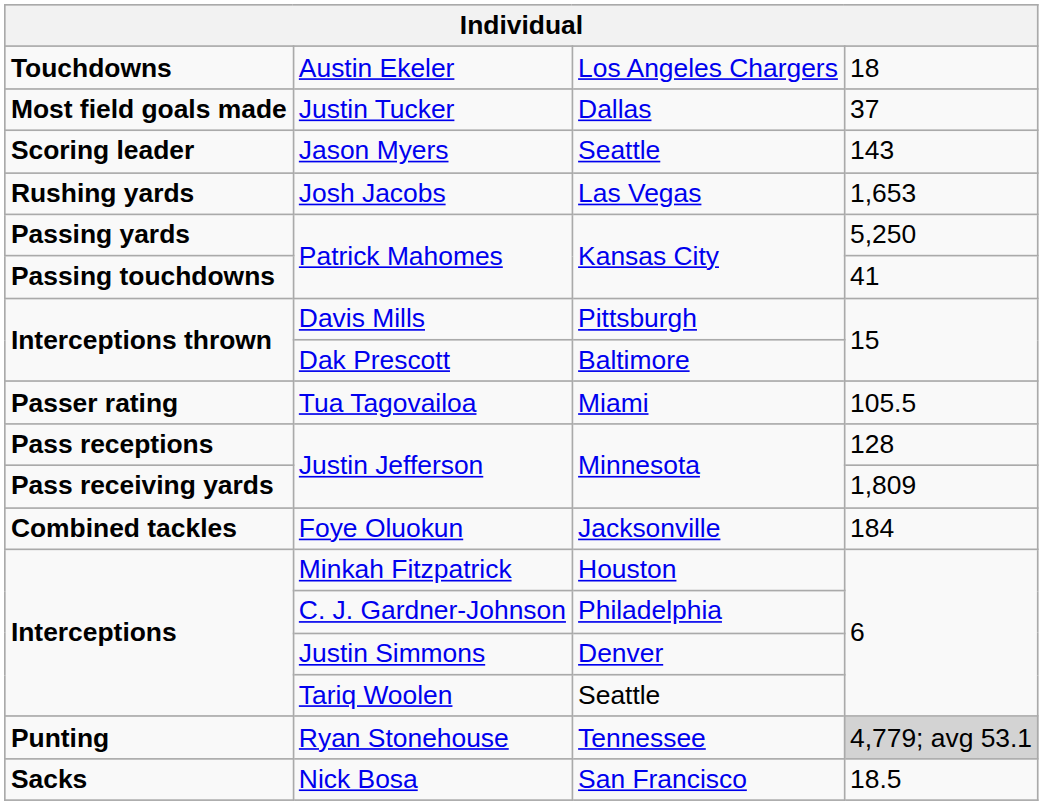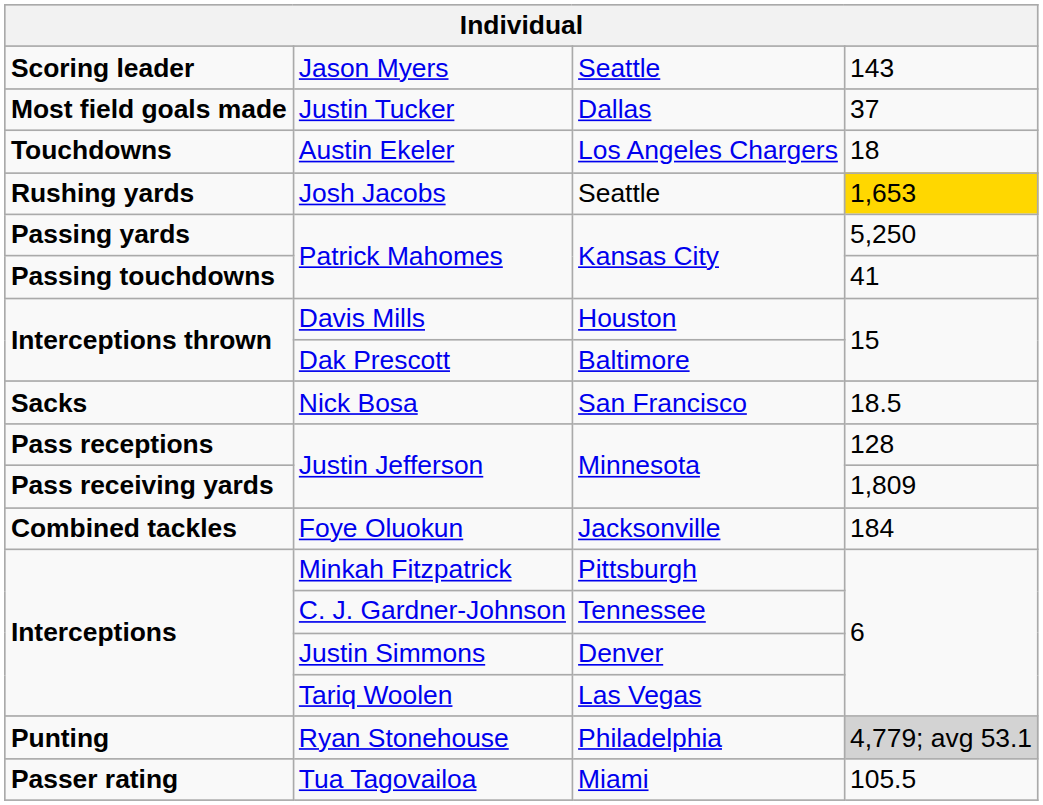rows swapped: (103, 151) <-> (91, 67)
(640, 192) Las Vegas -> (619, 192) Seattle
(883, 192) no background -> (883, 192) gold background
(638, 318) Pittsburgh -> (627, 318) Houston
rows swapped: (95, 402) <-> (49, 779)
(627, 569) Houston -> (638, 569) Pittsburgh
(650, 611) Philadelphia -> (642, 611) Tennessee
(619, 695) Seattle -> (640, 695) Las Vegas
(642, 737) Tennessee -> (650, 737) Philadelphia
